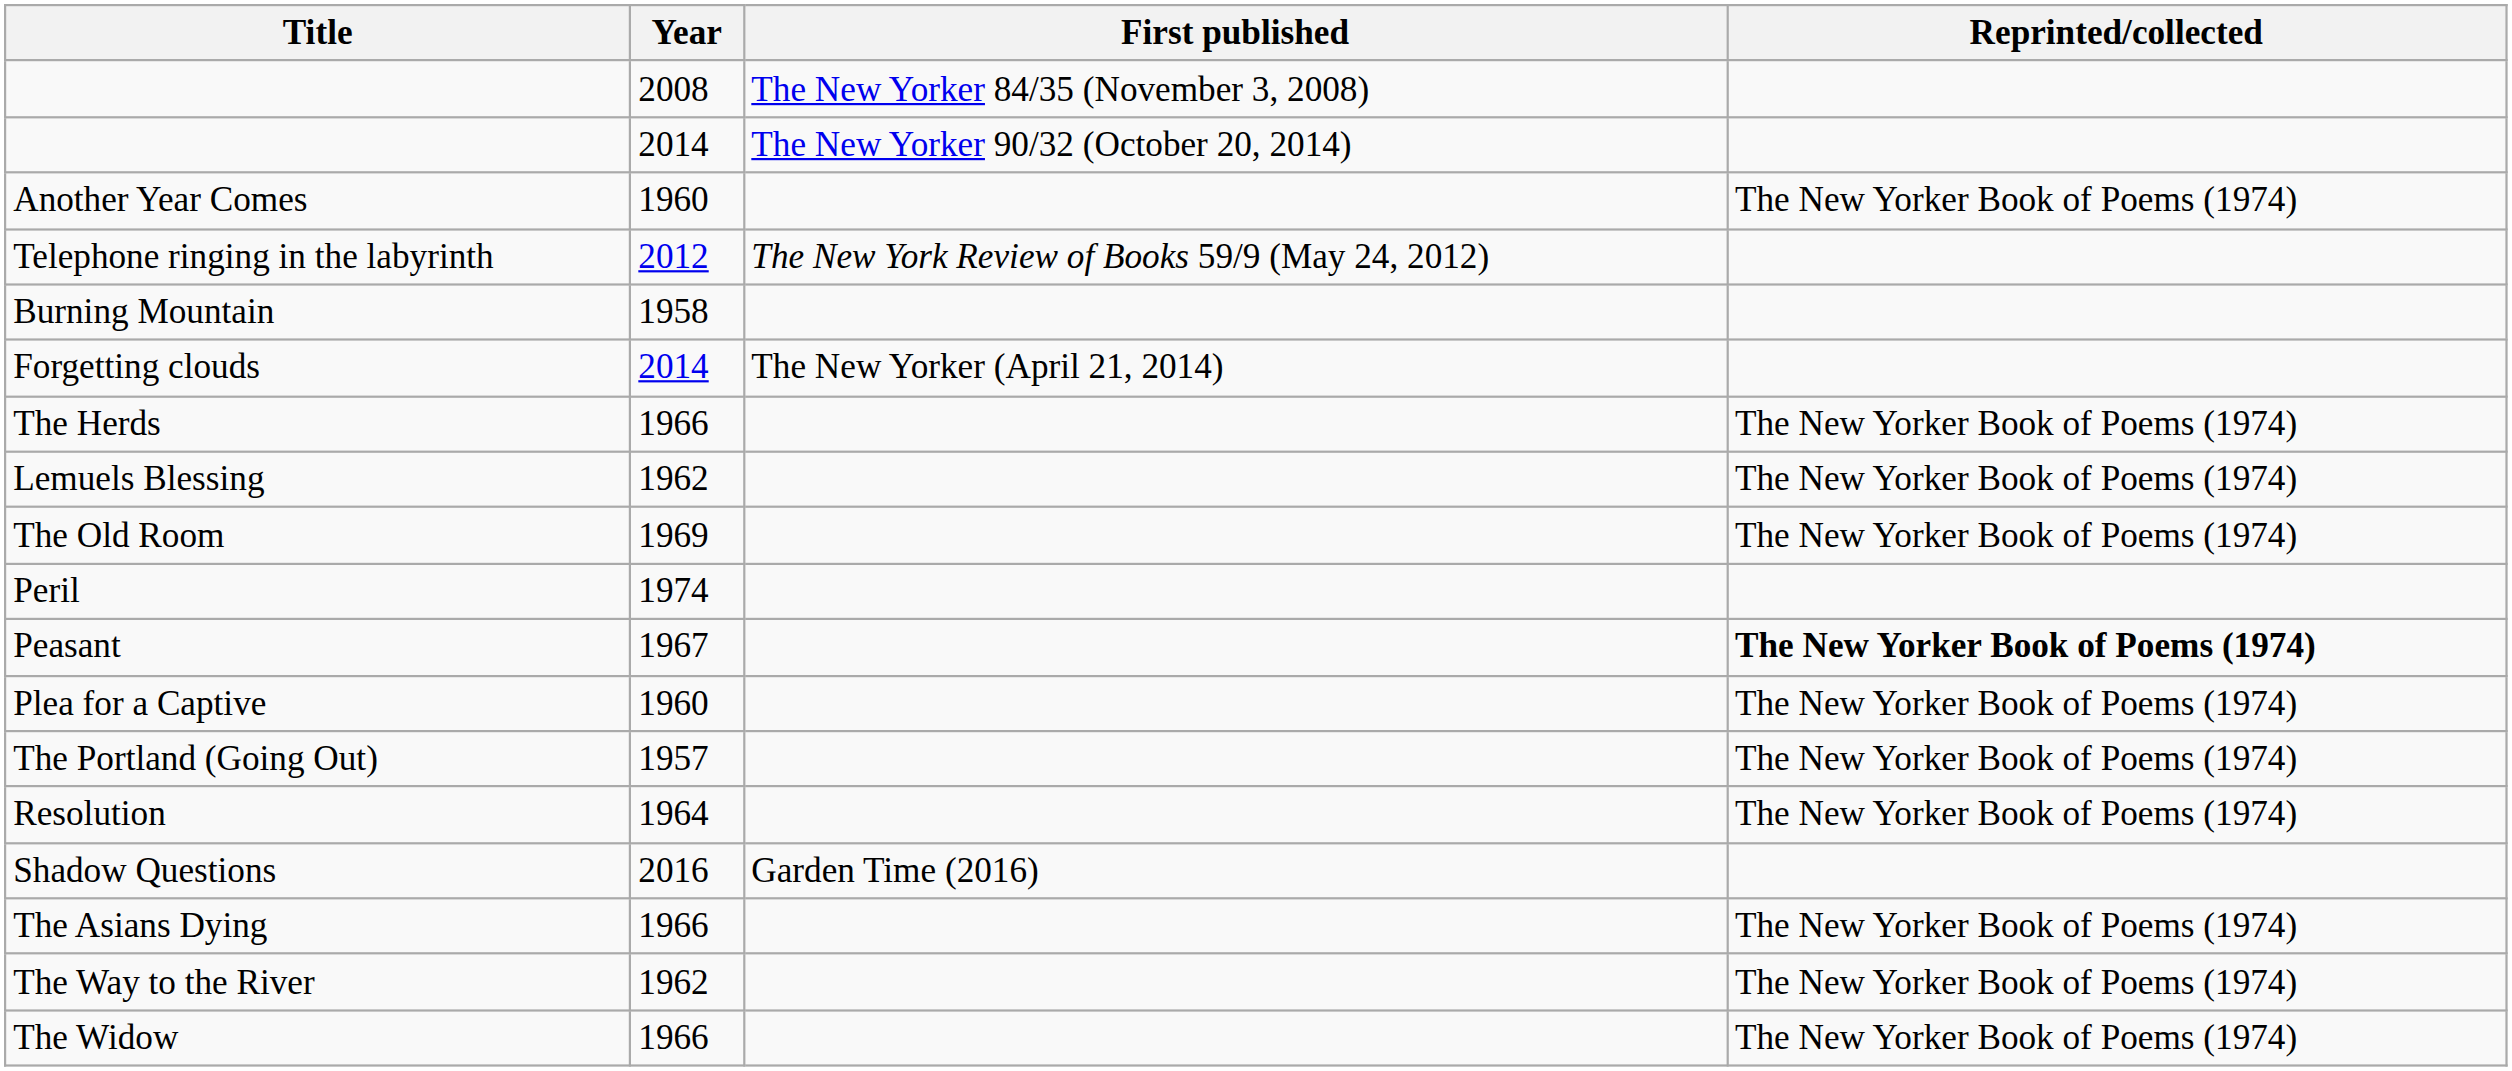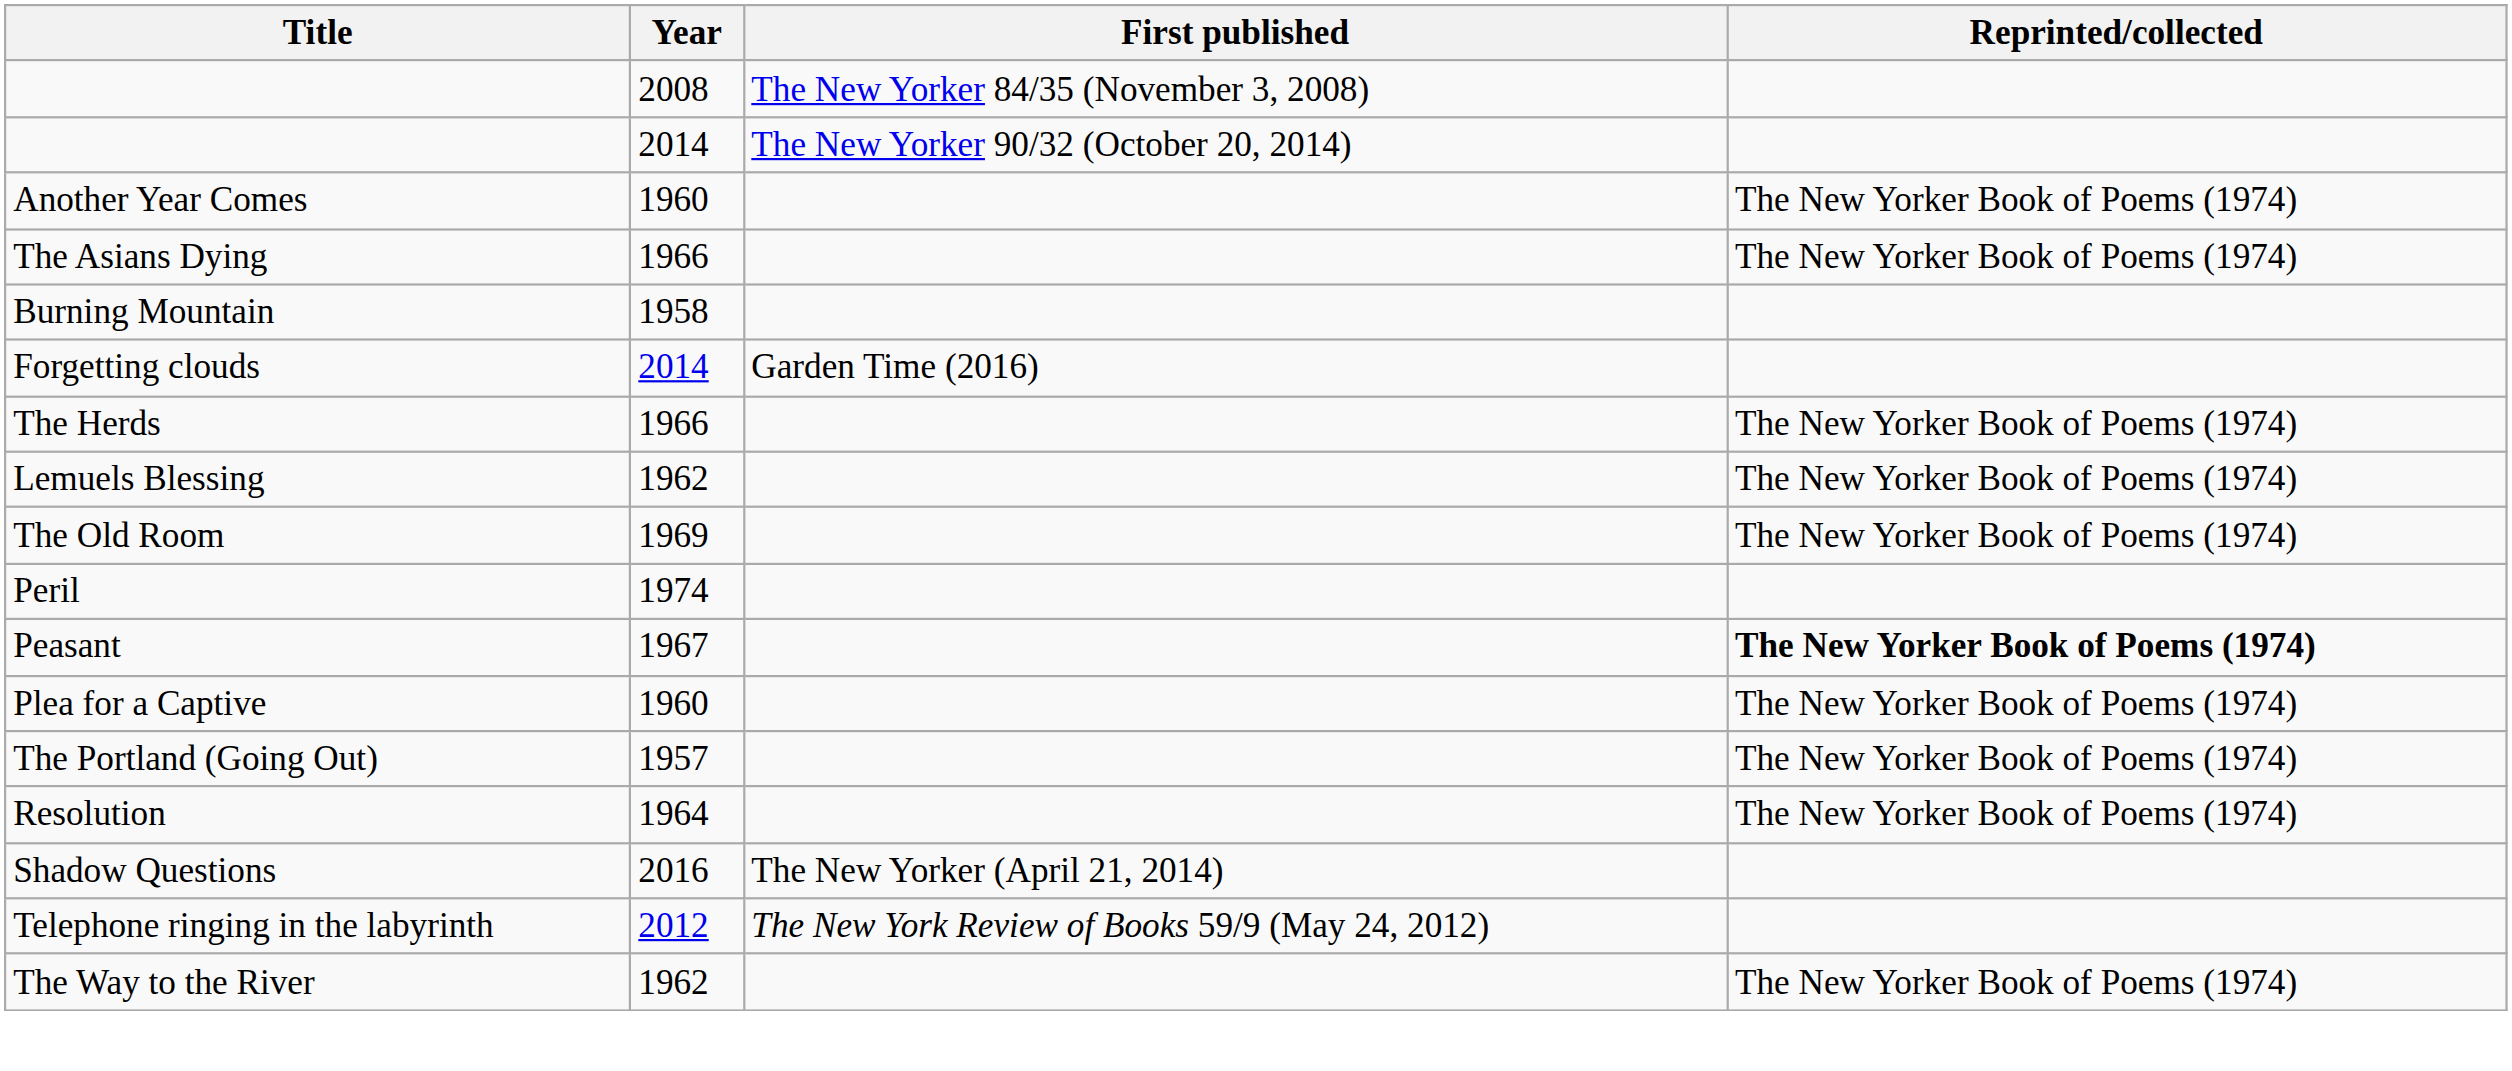rows swapped: (140, 925) <-> (253, 255)
(987, 367) The New Yorker (April 21, 2014) -> (895, 367) Garden Time (2016)
(895, 869) Garden Time (2016) -> (987, 869) The New Yorker (April 21, 2014)
- row: (96, 1037)
